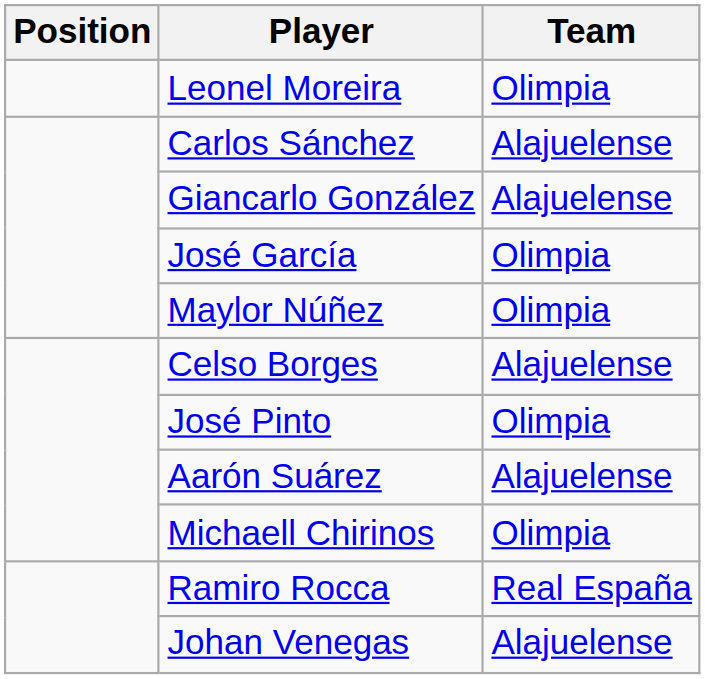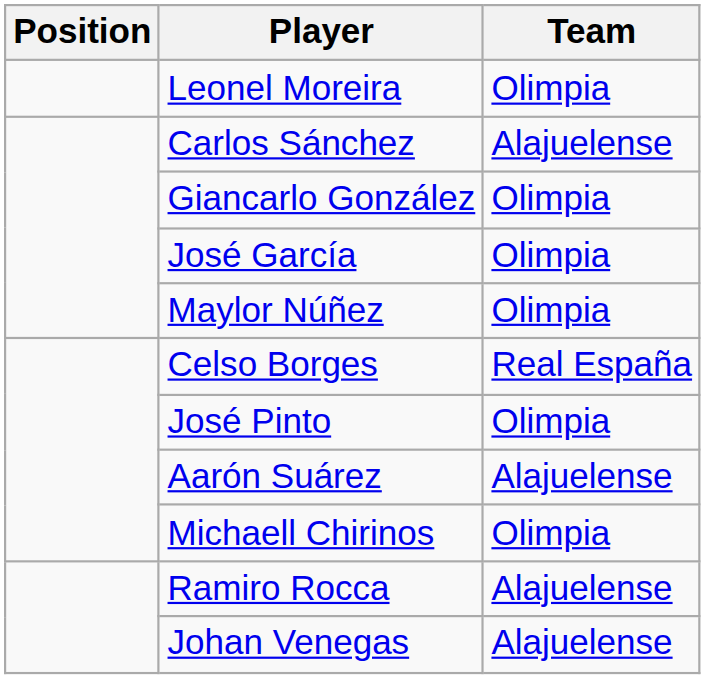(582, 198) Alajuelense -> (551, 198) Olimpia
(582, 365) Alajuelense -> (592, 365) Real España
(592, 587) Real España -> (582, 587) Alajuelense
